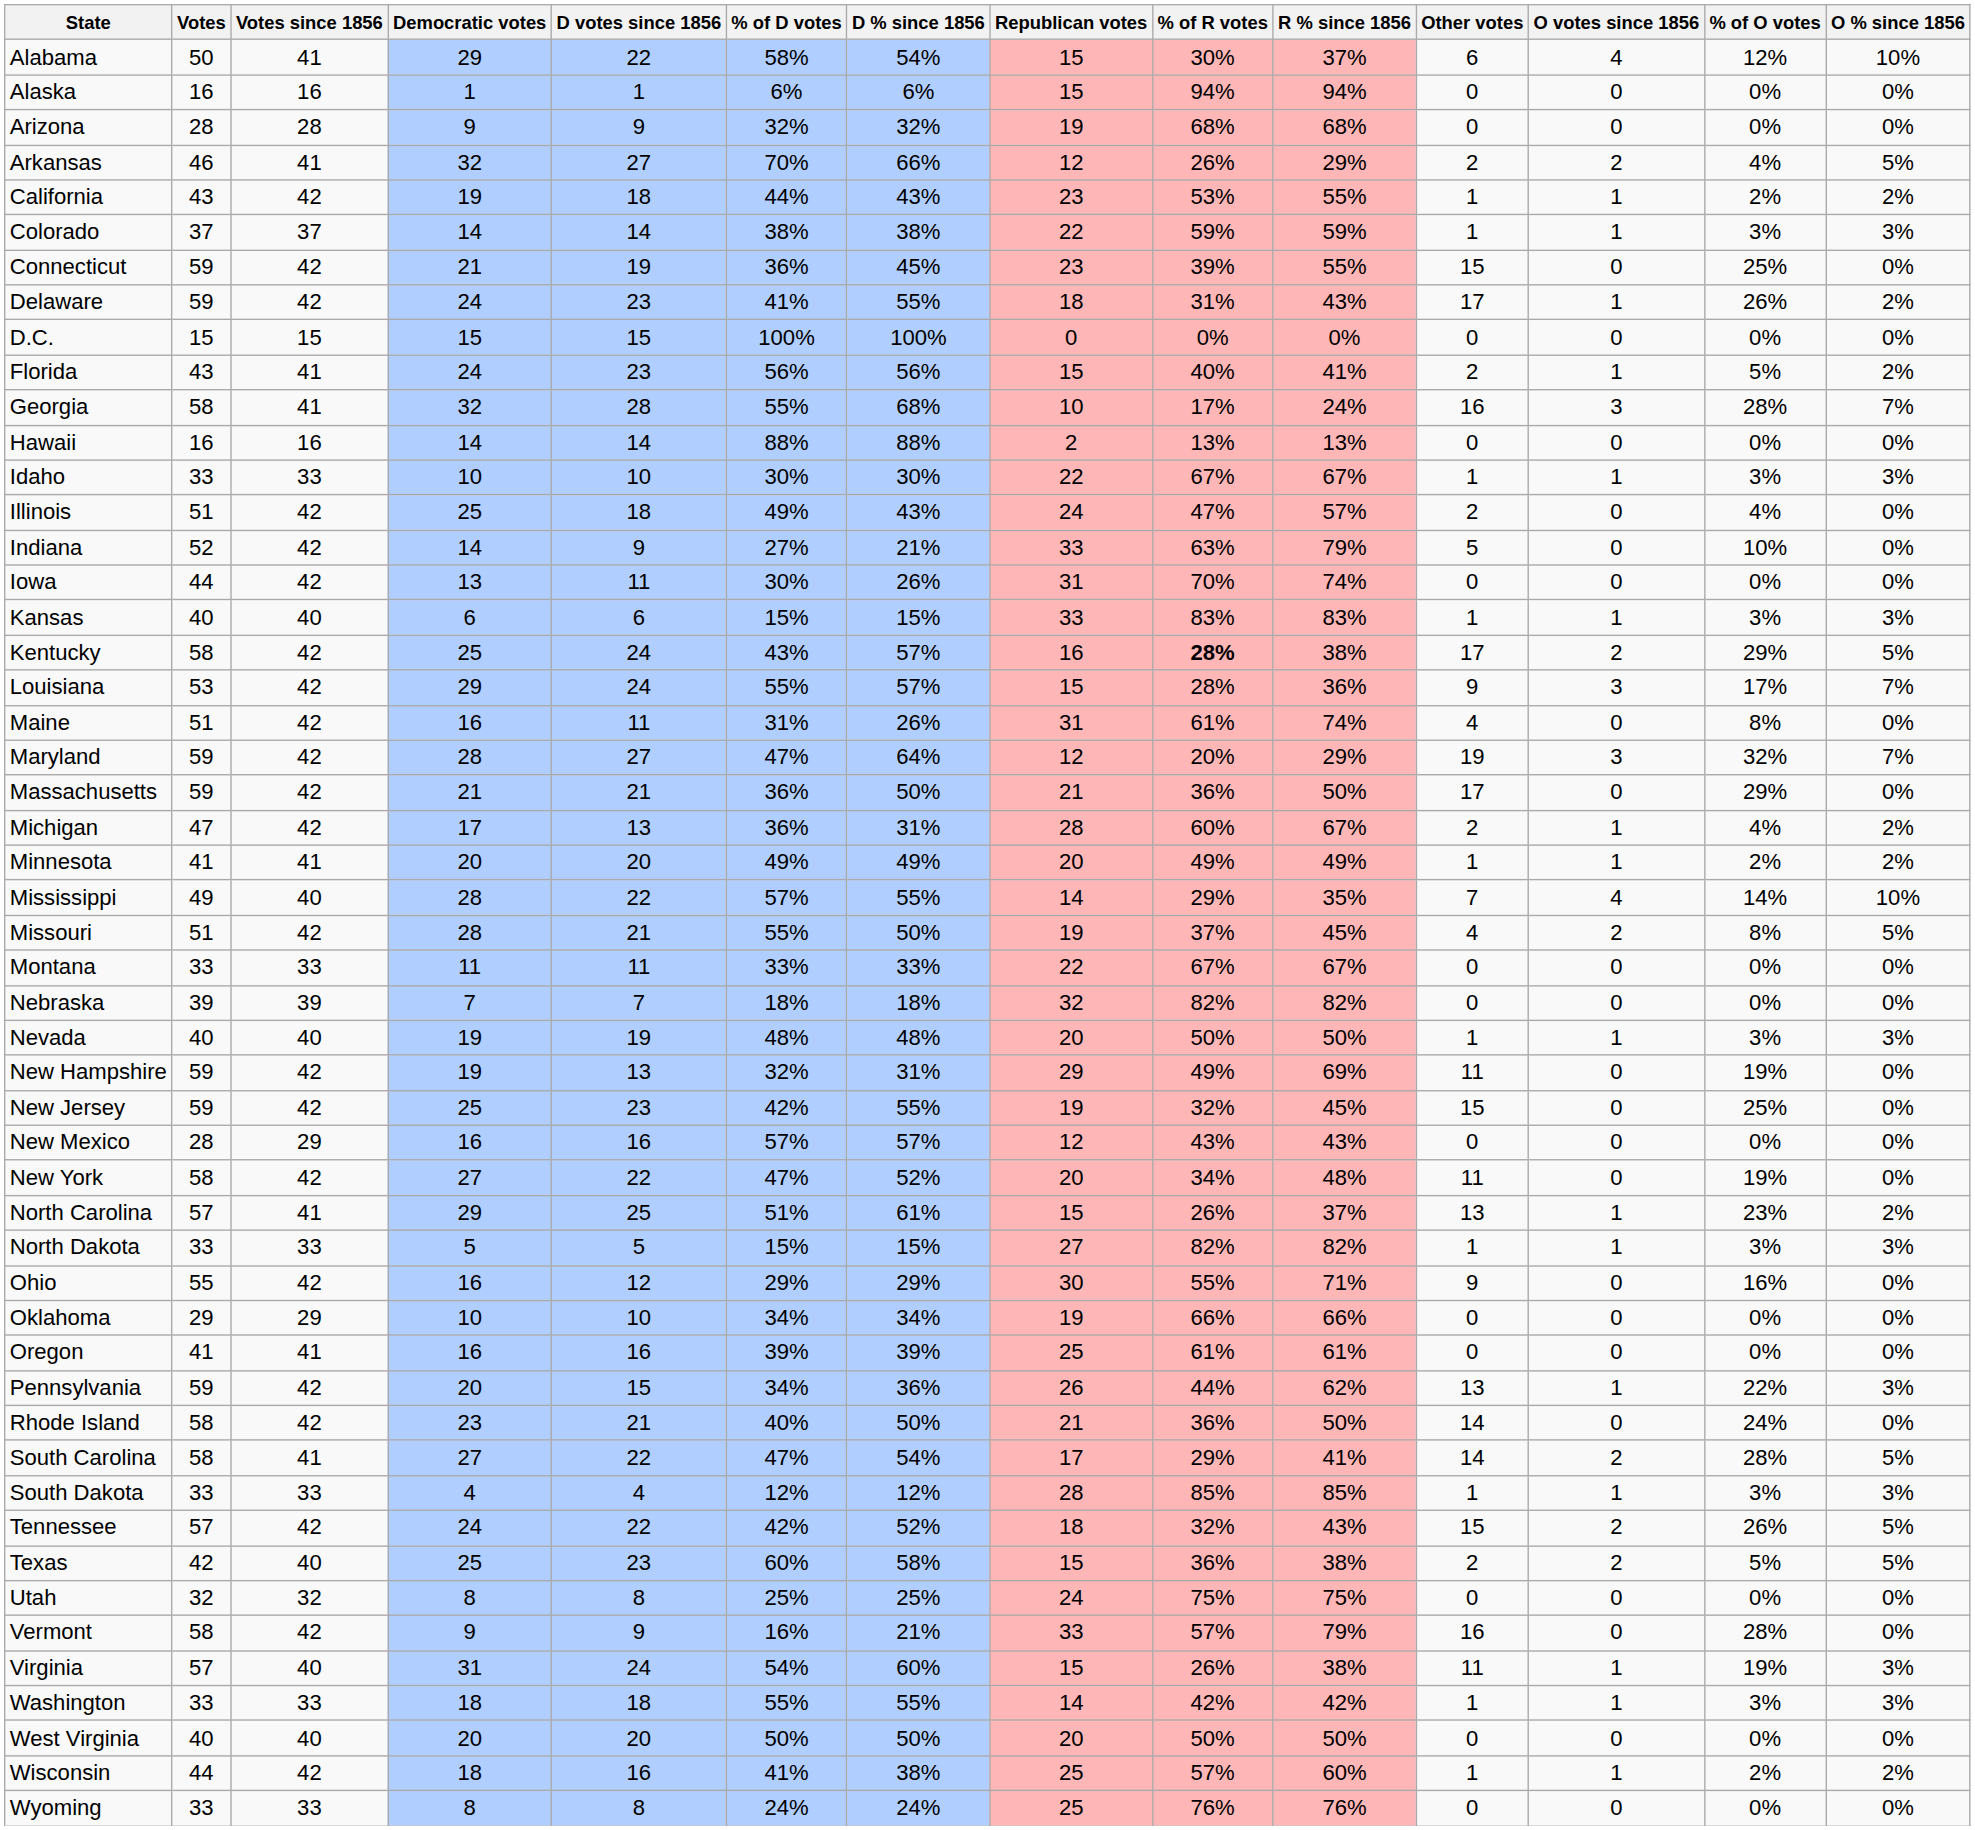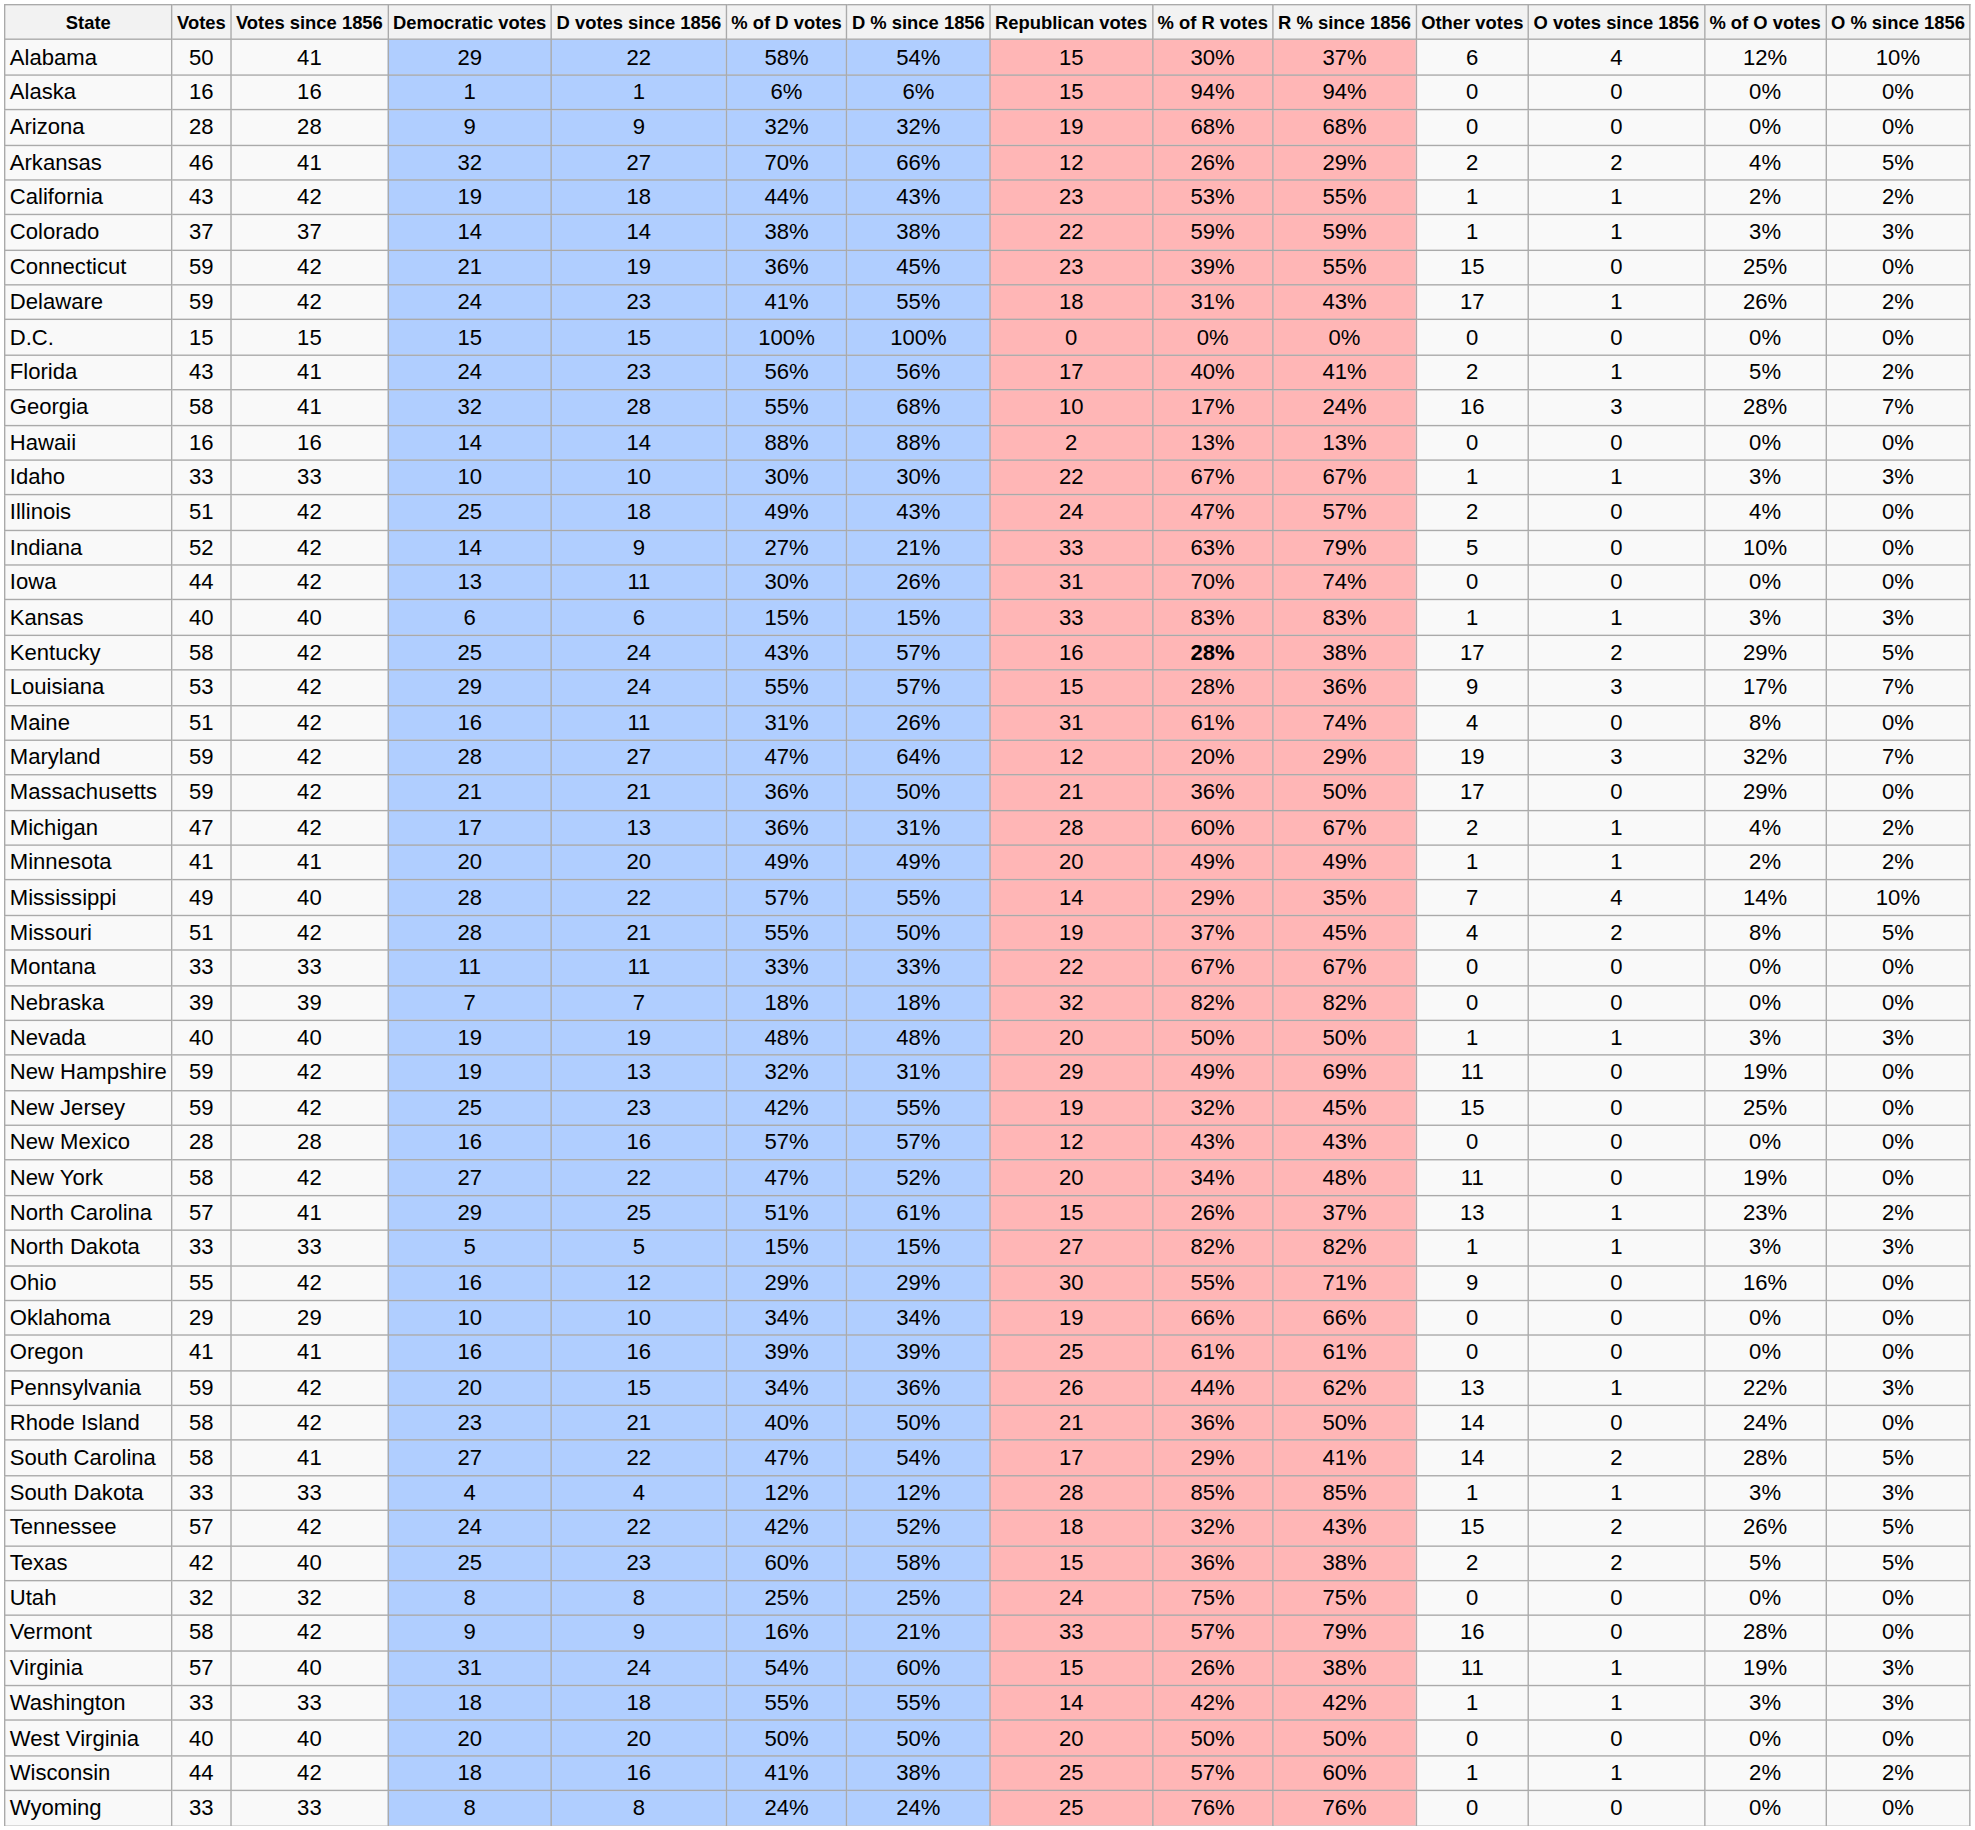(1071, 372) 15 -> (1071, 372) 17
(309, 1142) 29 -> (309, 1142) 28
